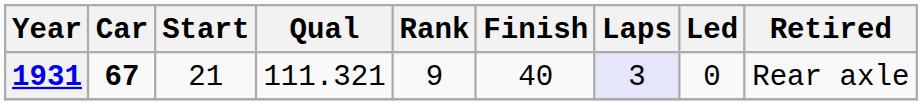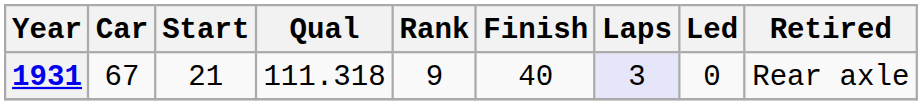(122, 76) bold -> (122, 76) normal
(325, 76) 111.321 -> (325, 76) 111.318
